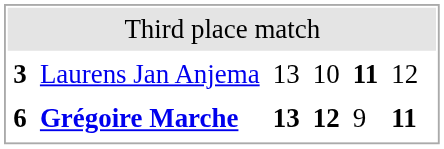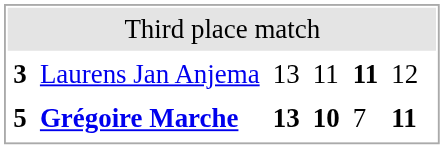(326, 73) 10 -> (326, 73) 11
(20, 118) 6 -> (20, 118) 5
(326, 118) 12 -> (326, 118) 10
(359, 118) 9 -> (359, 118) 7
